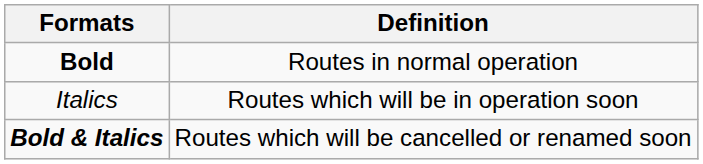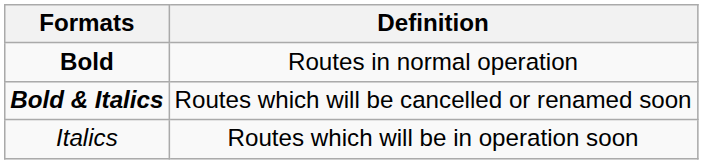rows swapped: (87, 138) <-> (87, 100)
